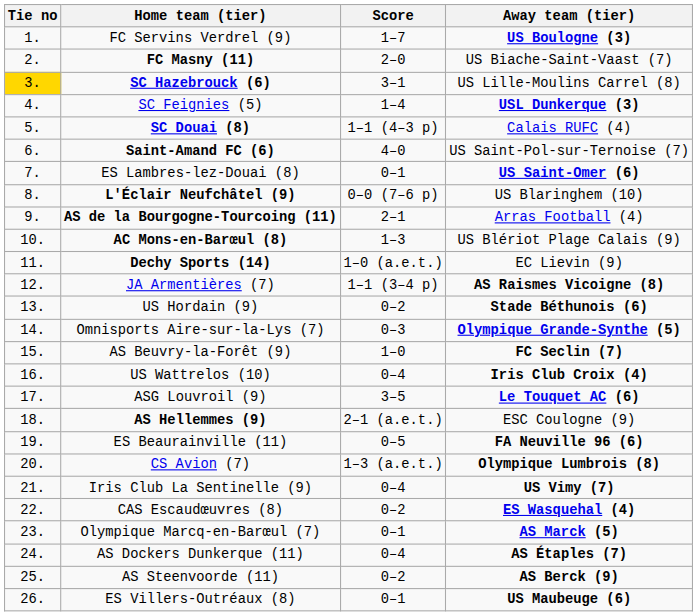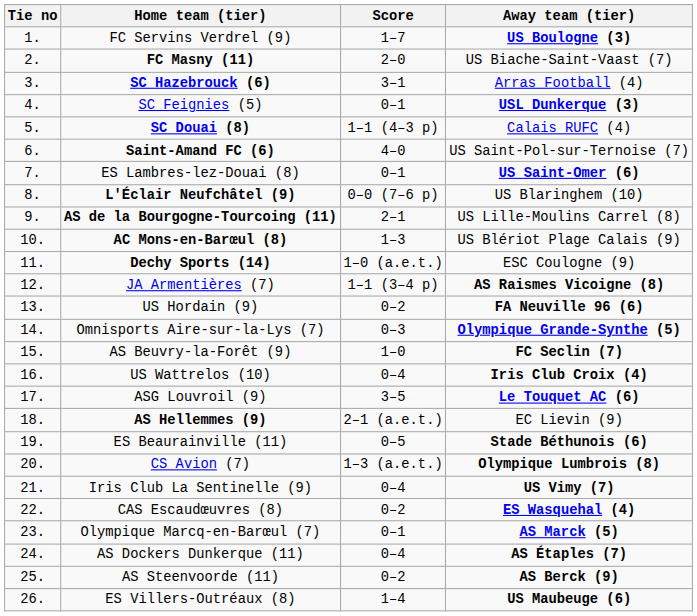(33, 83) gold background -> (33, 83) no background
(569, 83) US Lille-Moulins Carrel (8) -> (569, 83) Arras Football (4)
(393, 106) 1–4 -> (393, 106) 0–1
(569, 218) Arras Football (4) -> (569, 218) US Lille-Moulins Carrel (8)
(569, 263) EC Lievin (9) -> (569, 263) ESC Coulogne (9)
(569, 308) Stade Béthunois (6) -> (569, 308) FA Neuville 96 (6)
(569, 420) ESC Coulogne (9) -> (569, 420) EC Lievin (9)
(569, 442) FA Neuville 96 (6) -> (569, 442) Stade Béthunois (6)
(393, 600) 0–1 -> (393, 600) 1–4
